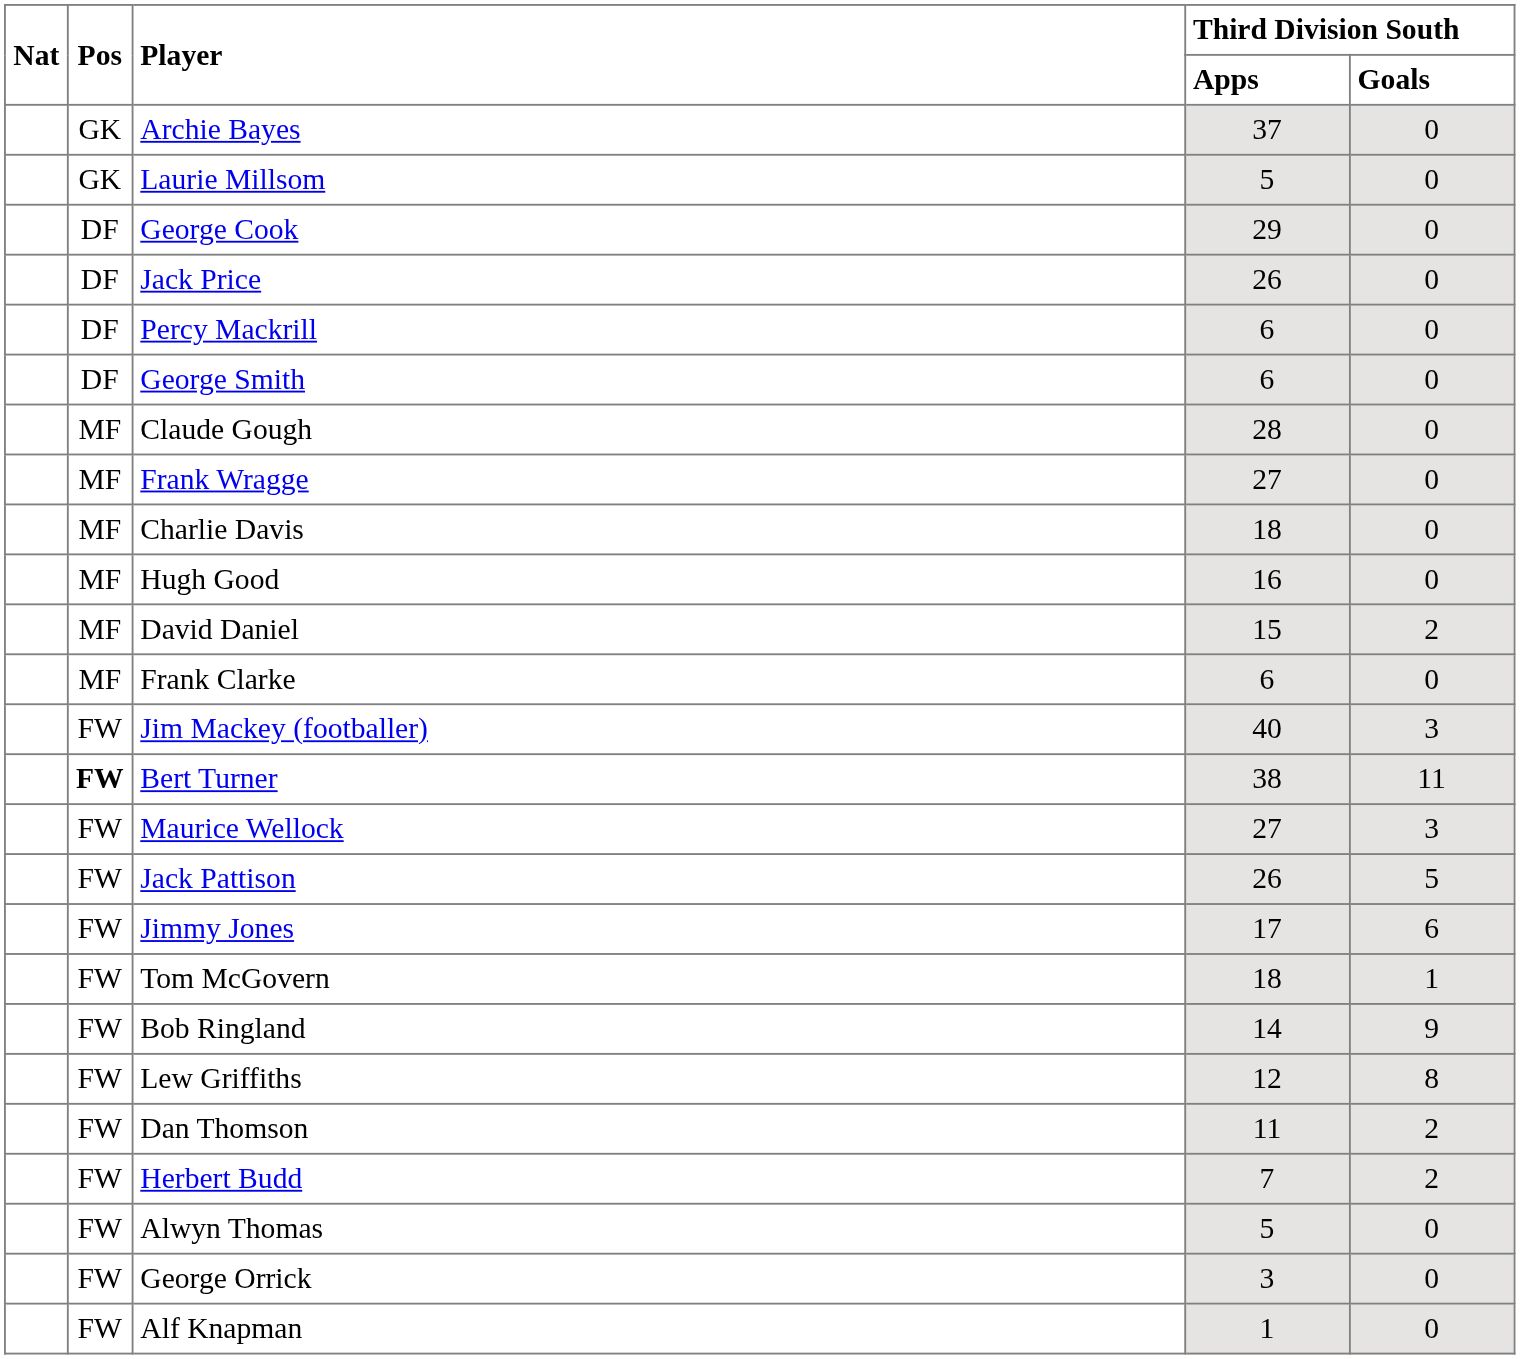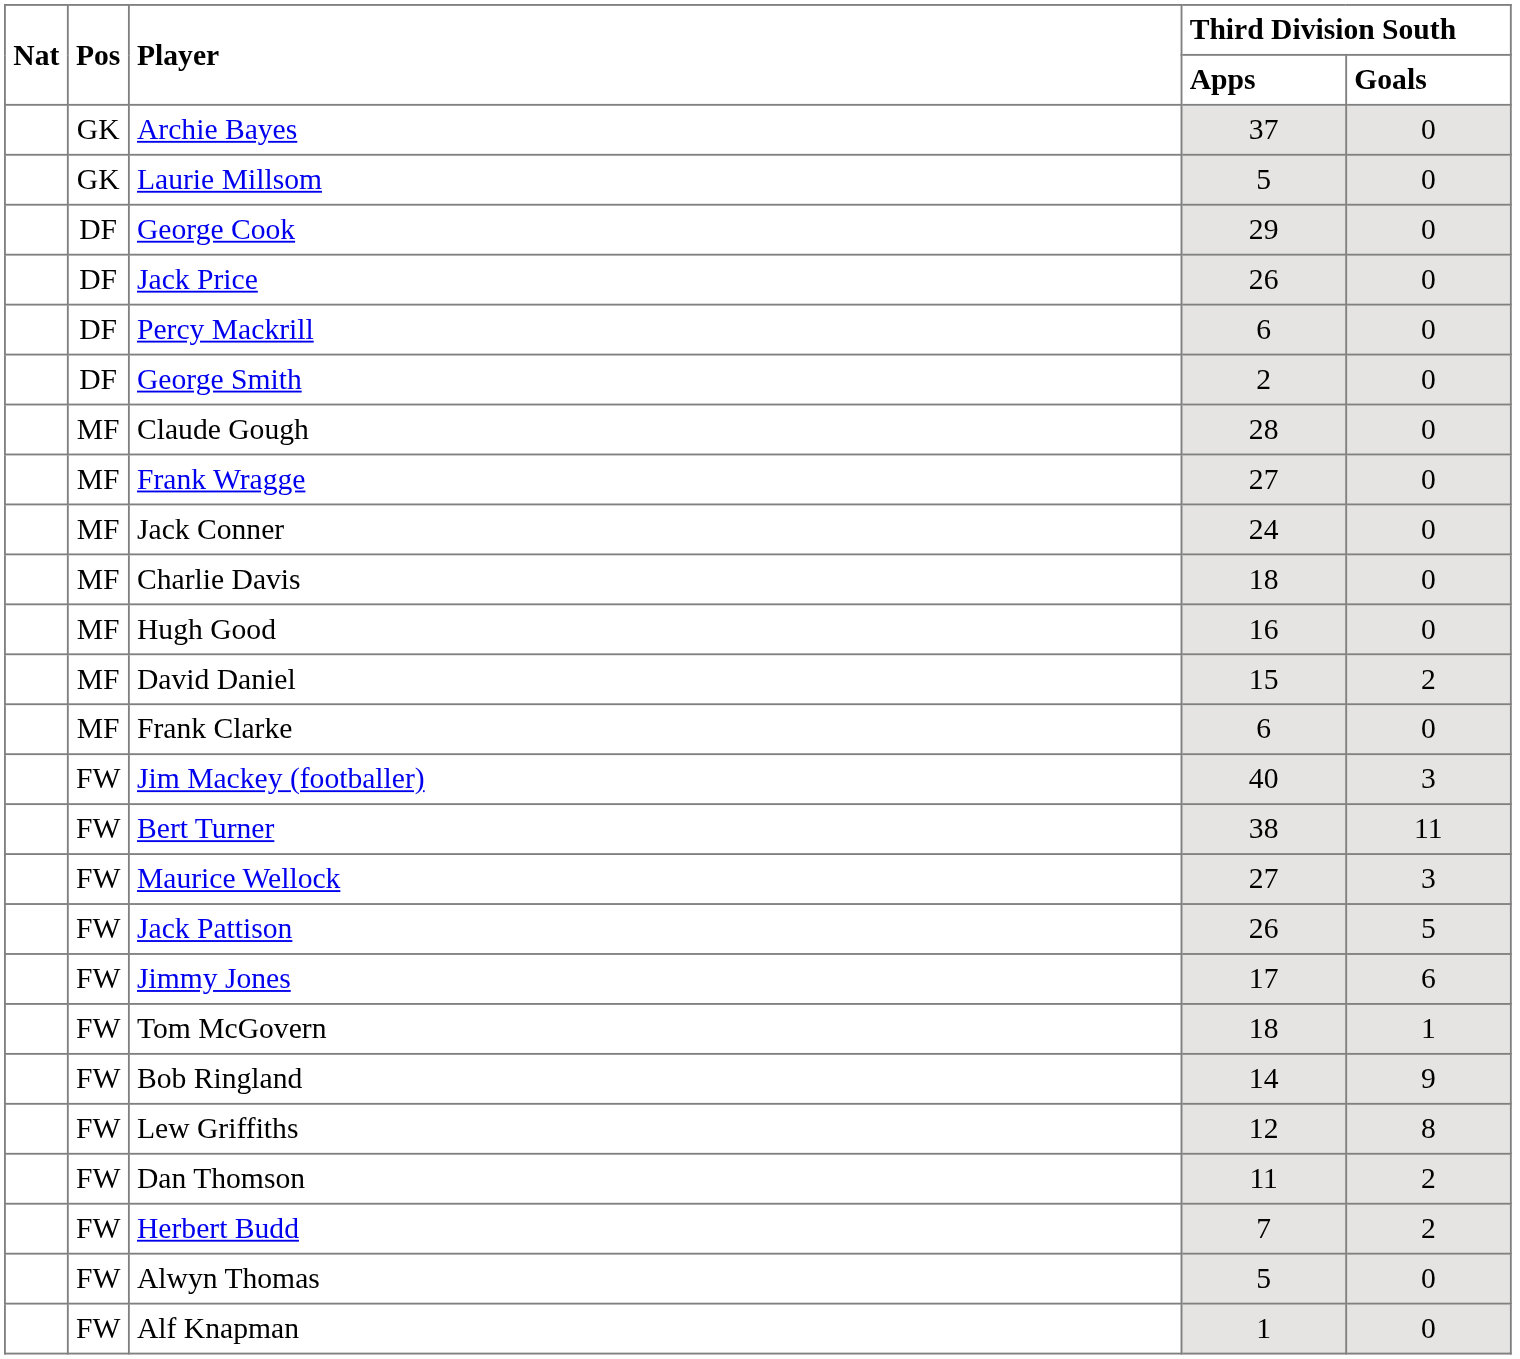(1267, 379) 6 -> (1264, 379) 2
+ row: (211, 528)
(100, 778) bold -> (98, 828) normal
- row: (226, 1278)
